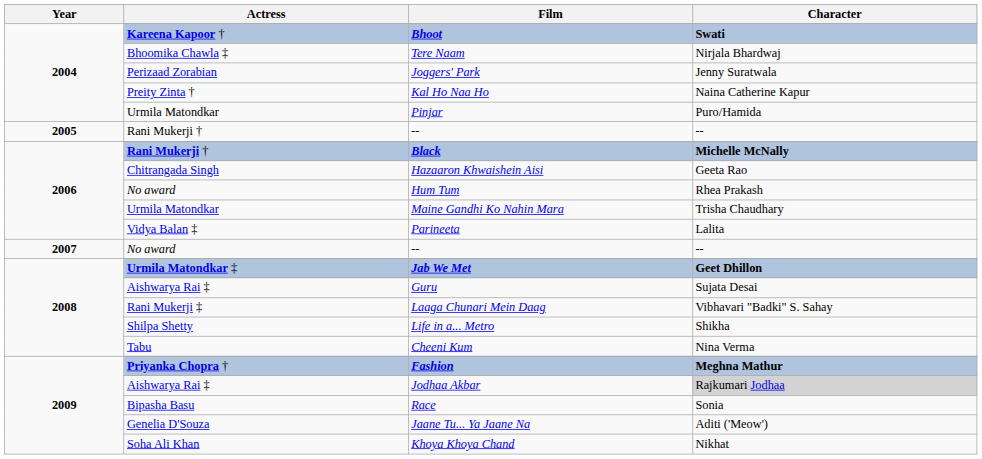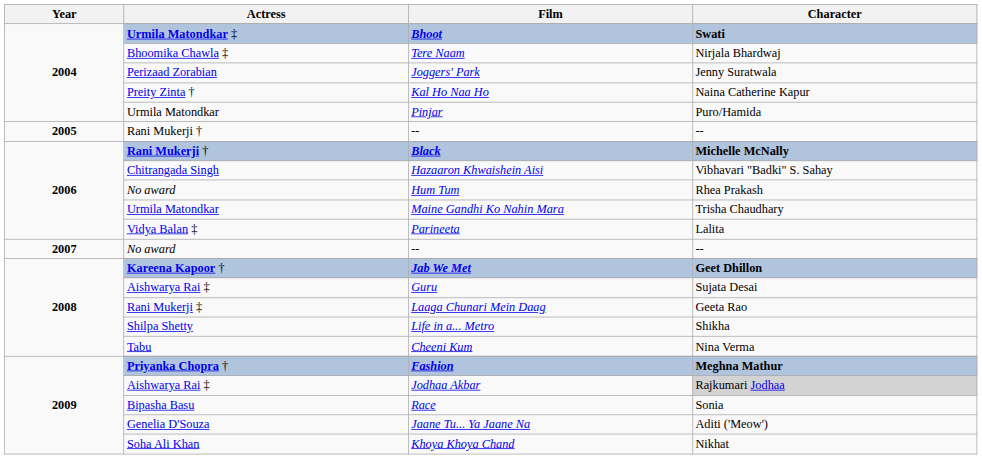(176, 33) Kareena Kapoor † -> (182, 33) Urmila Matondkar ‡
(721, 170) Geeta Rao -> (764, 170) Vibhavari "Badki" S. Sahay
(182, 268) Urmila Matondkar ‡ -> (176, 268) Kareena Kapoor †
(764, 307) Vibhavari "Badki" S. Sahay -> (721, 307) Geeta Rao
